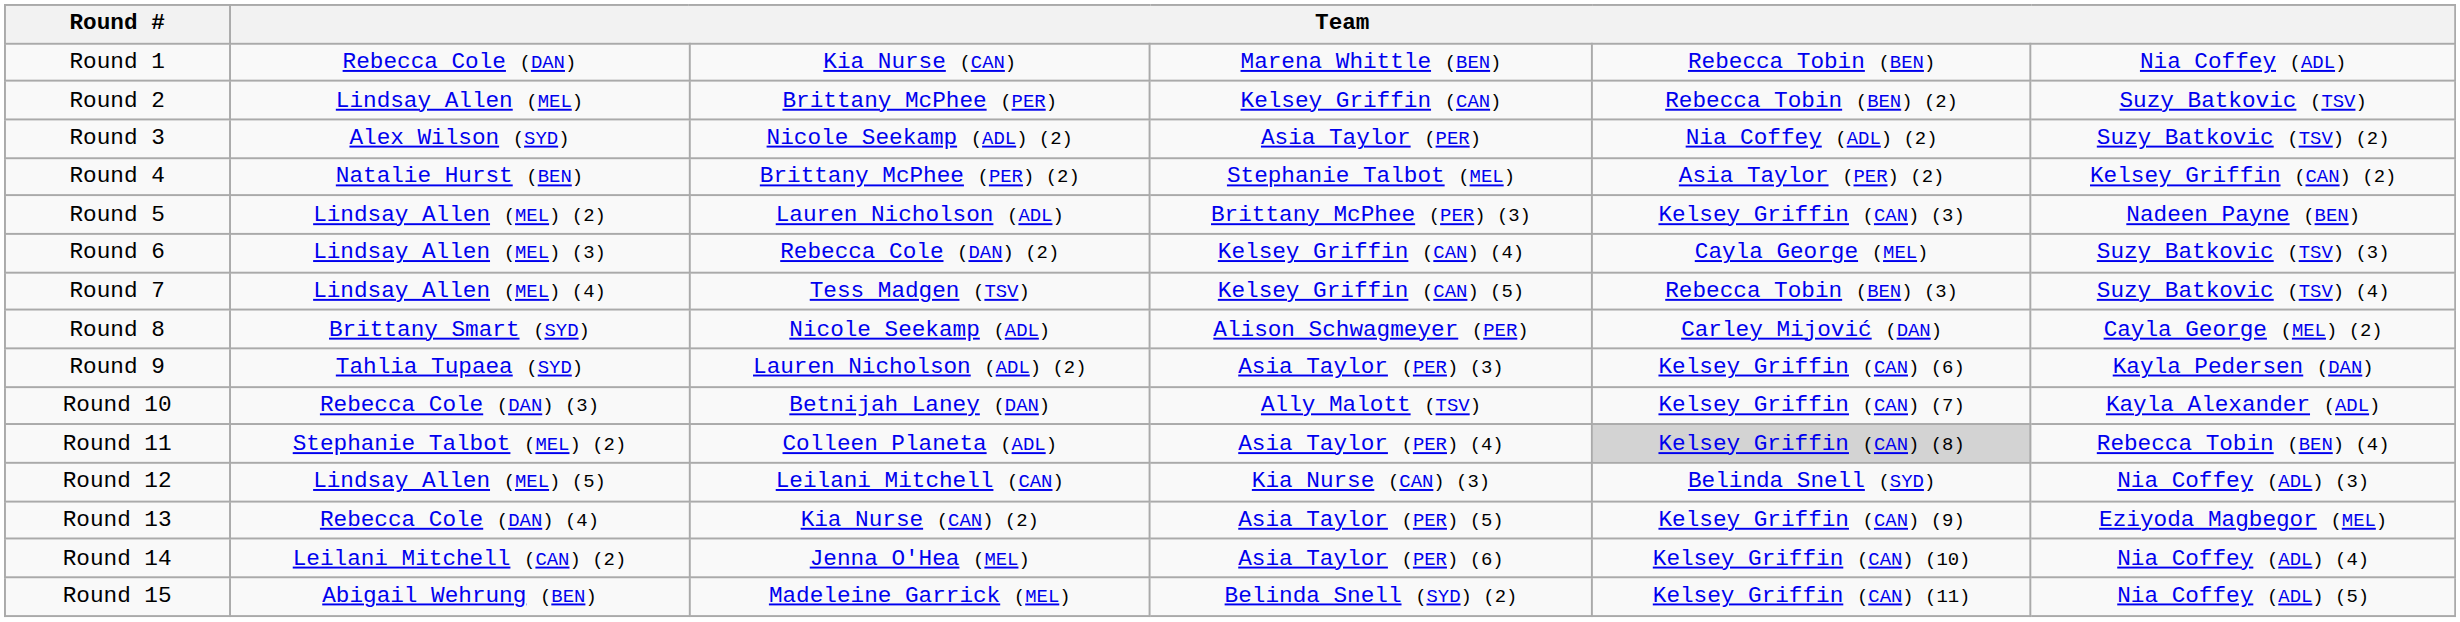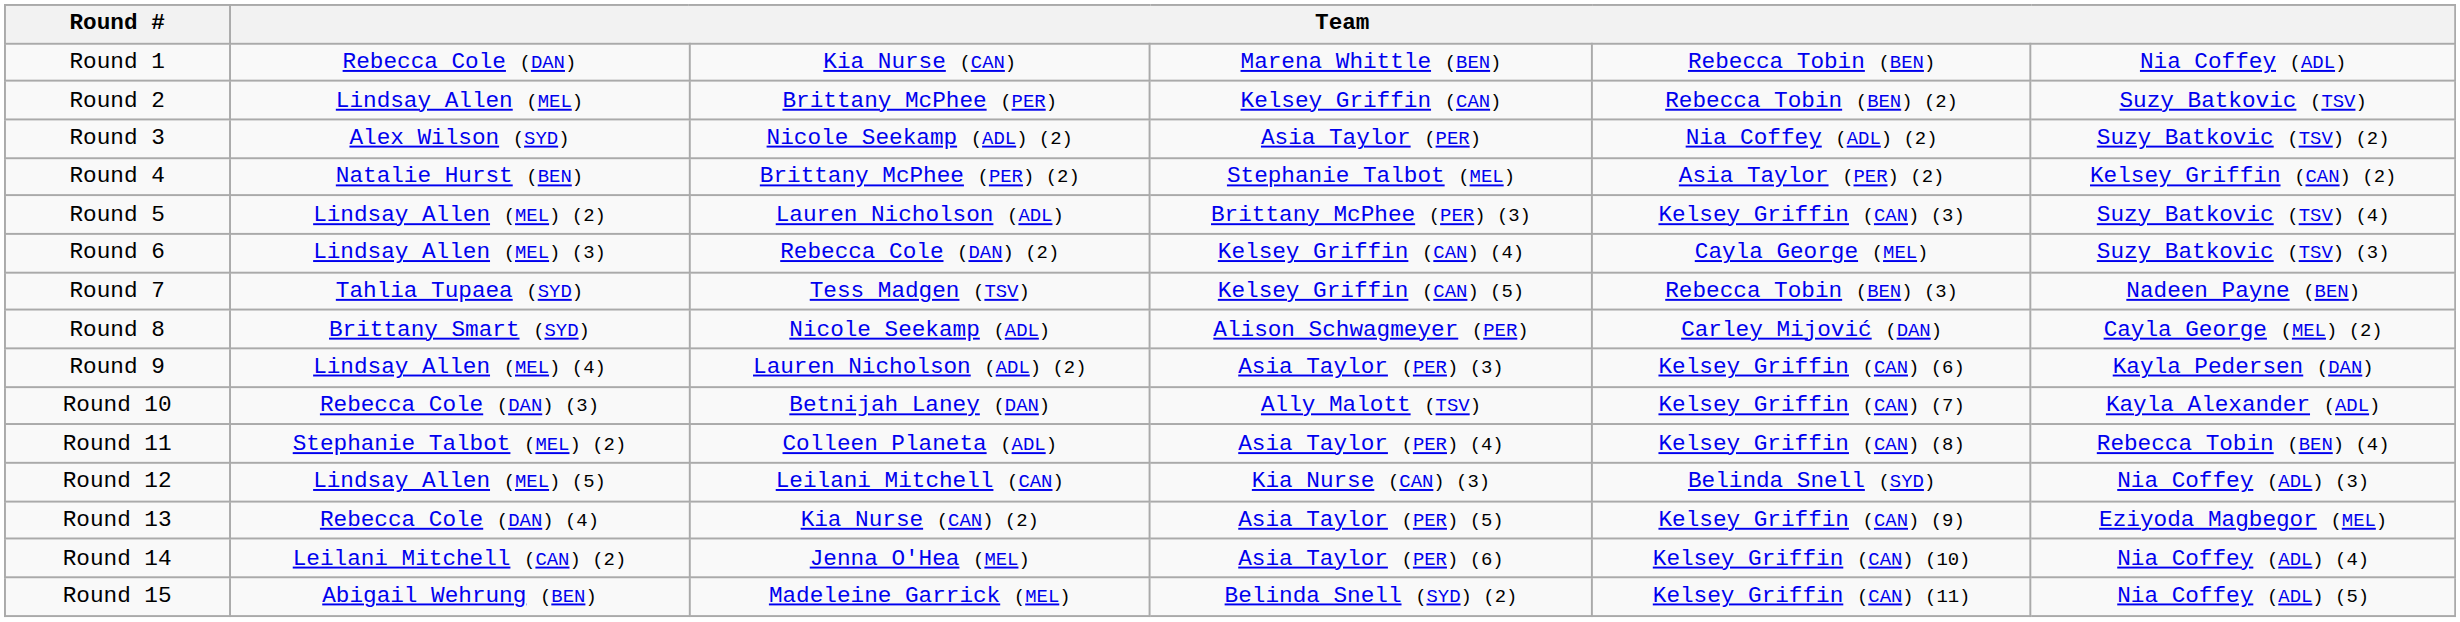(2243, 214) Nadeen Payne (BEN) -> (2243, 214) Suzy Batkovic (TSV) (4)
(459, 291) Lindsay Allen (MEL) (4) -> (459, 291) Tahlia Tupaea (SYD)
(2243, 291) Suzy Batkovic (TSV) (4) -> (2243, 291) Nadeen Payne (BEN)
(459, 367) Tahlia Tupaea (SYD) -> (459, 367) Lindsay Allen (MEL) (4)
(1812, 443) lightgrey background -> (1812, 443) no background
